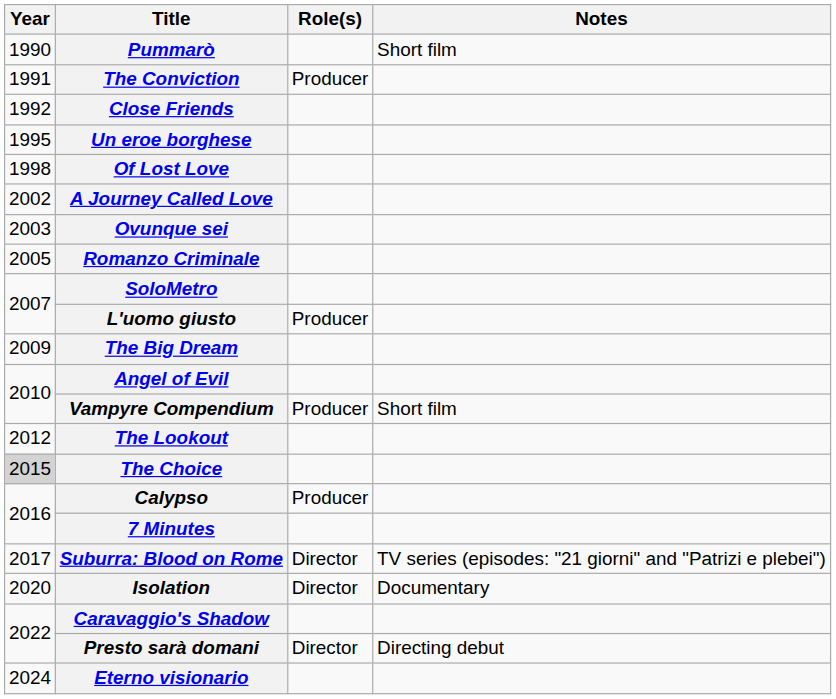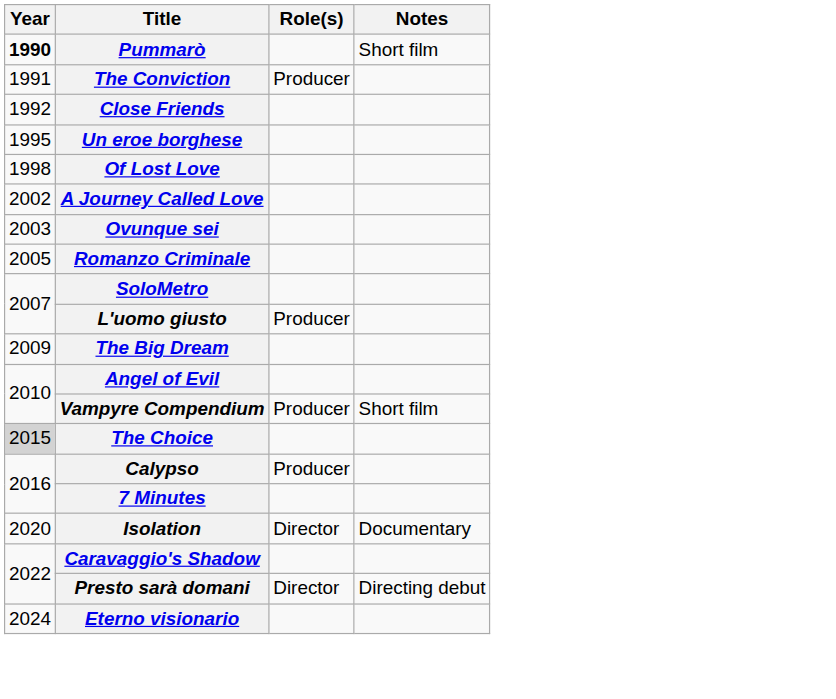(30, 49) normal -> (30, 49) bold
- row: (171, 438)
- row: (171, 558)
